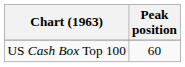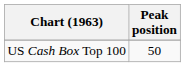(154, 51) 60 -> (154, 51) 50
